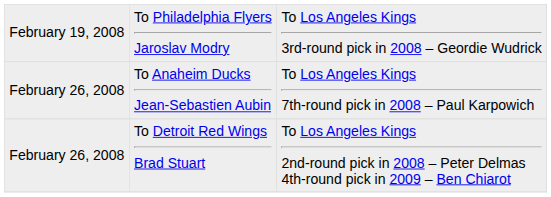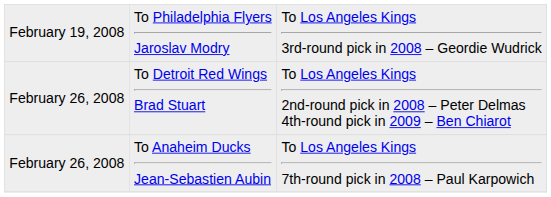rows swapped: (203, 147) <-> (203, 90)
